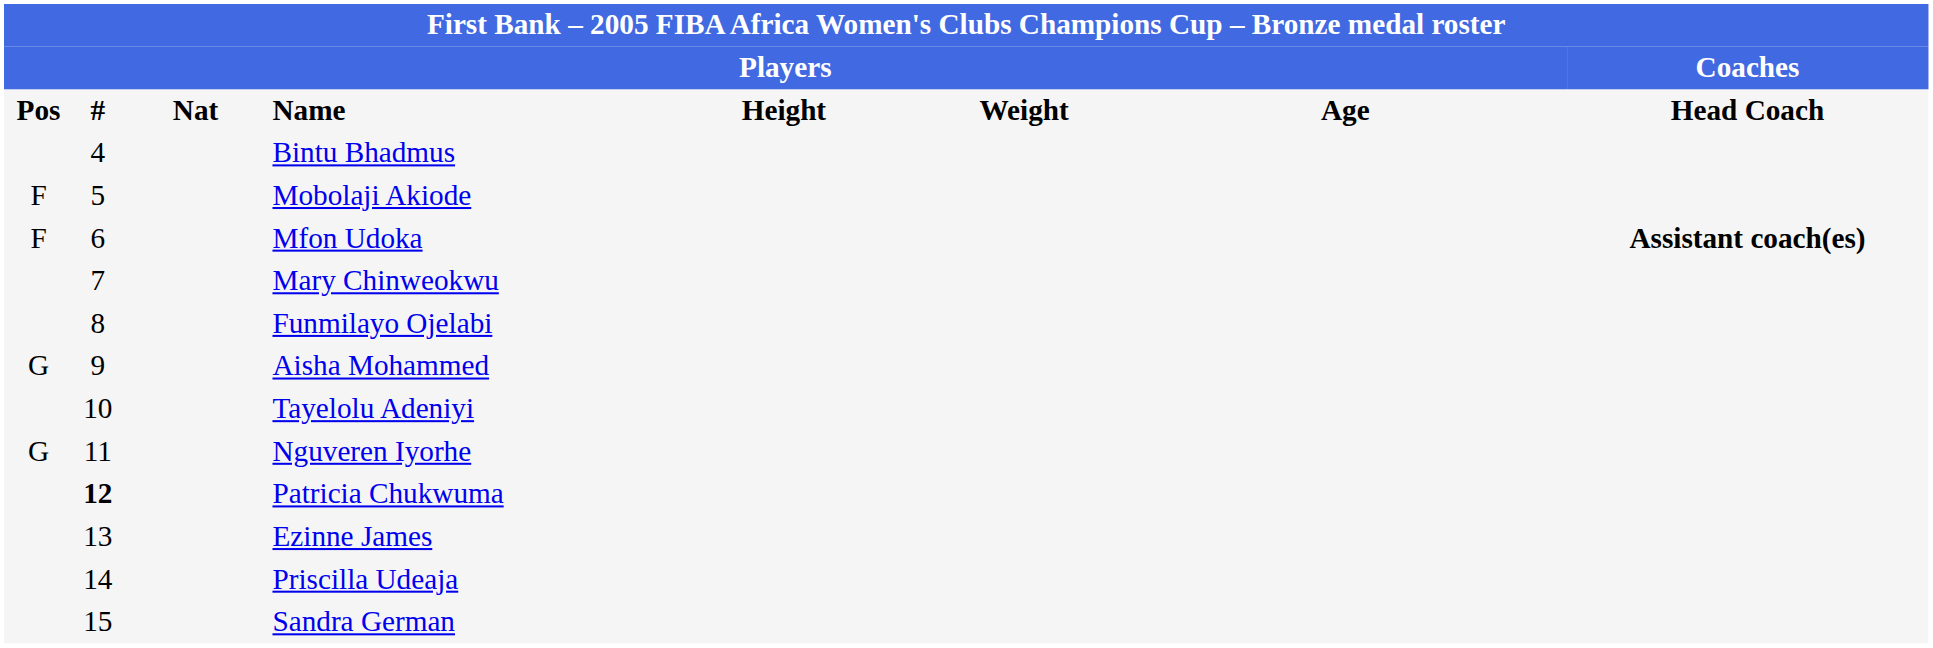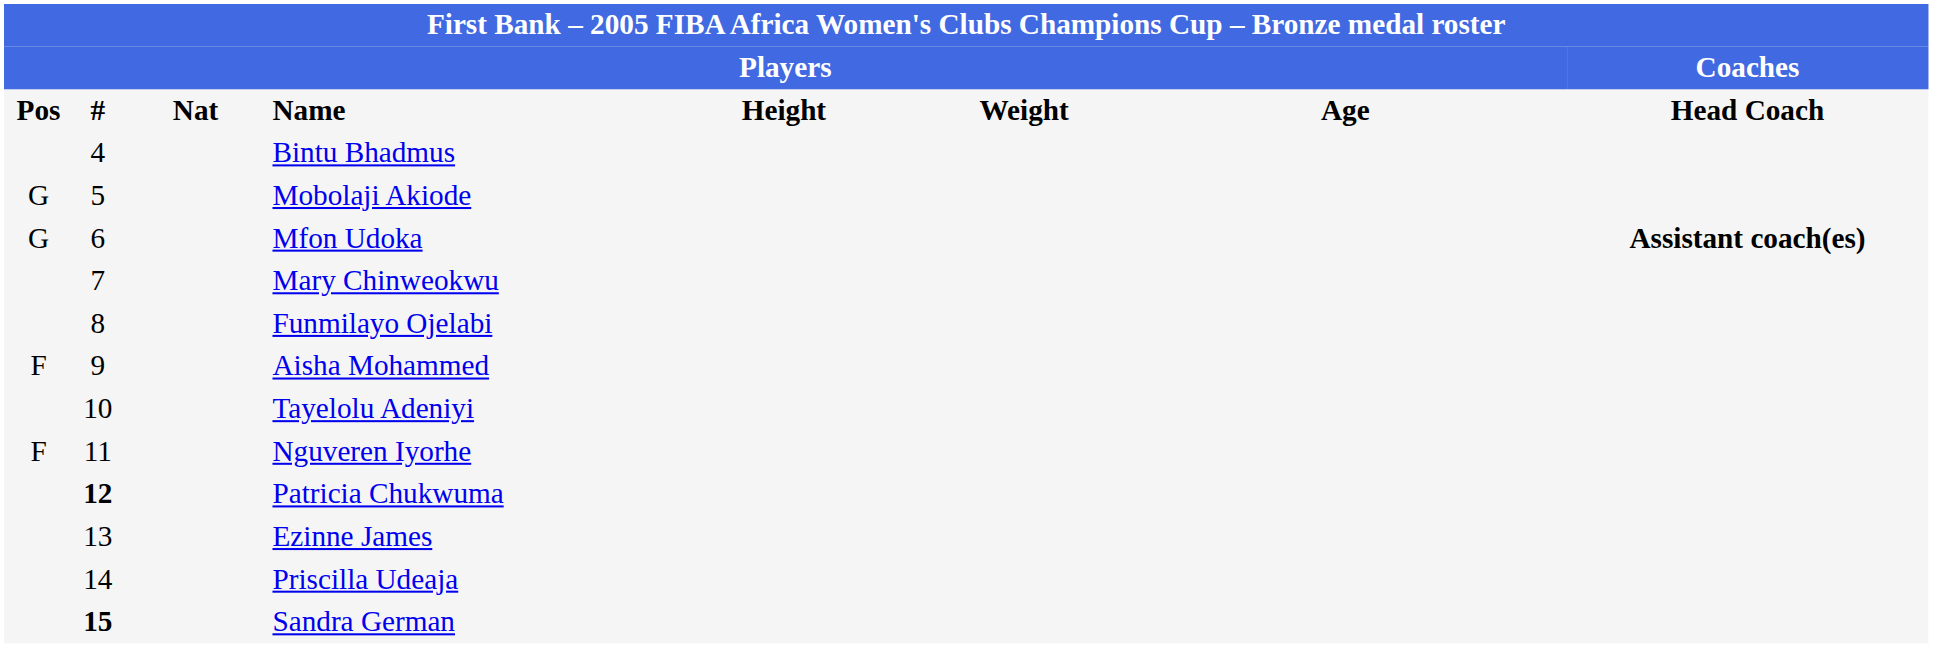(39, 195) F -> (39, 195) G
(39, 237) F -> (39, 237) G
(39, 365) G -> (39, 365) F
(39, 451) G -> (39, 451) F
(98, 621) normal -> (98, 621) bold
